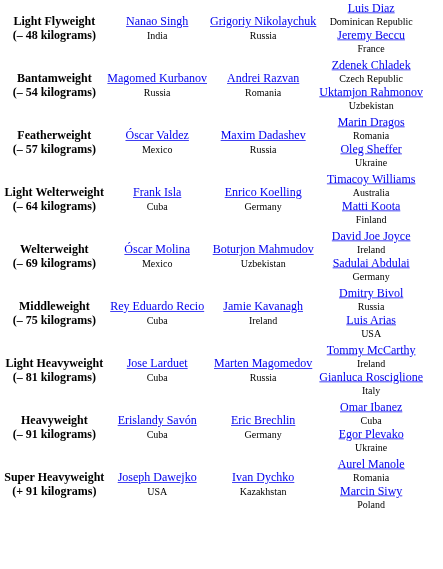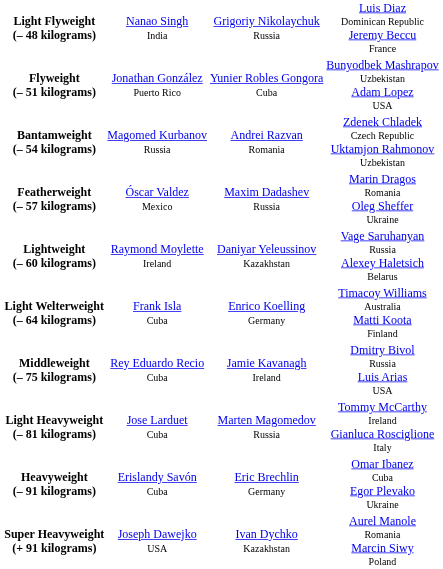+ row: (54, 85)
+ row: (54, 256)
- row: (54, 256)
